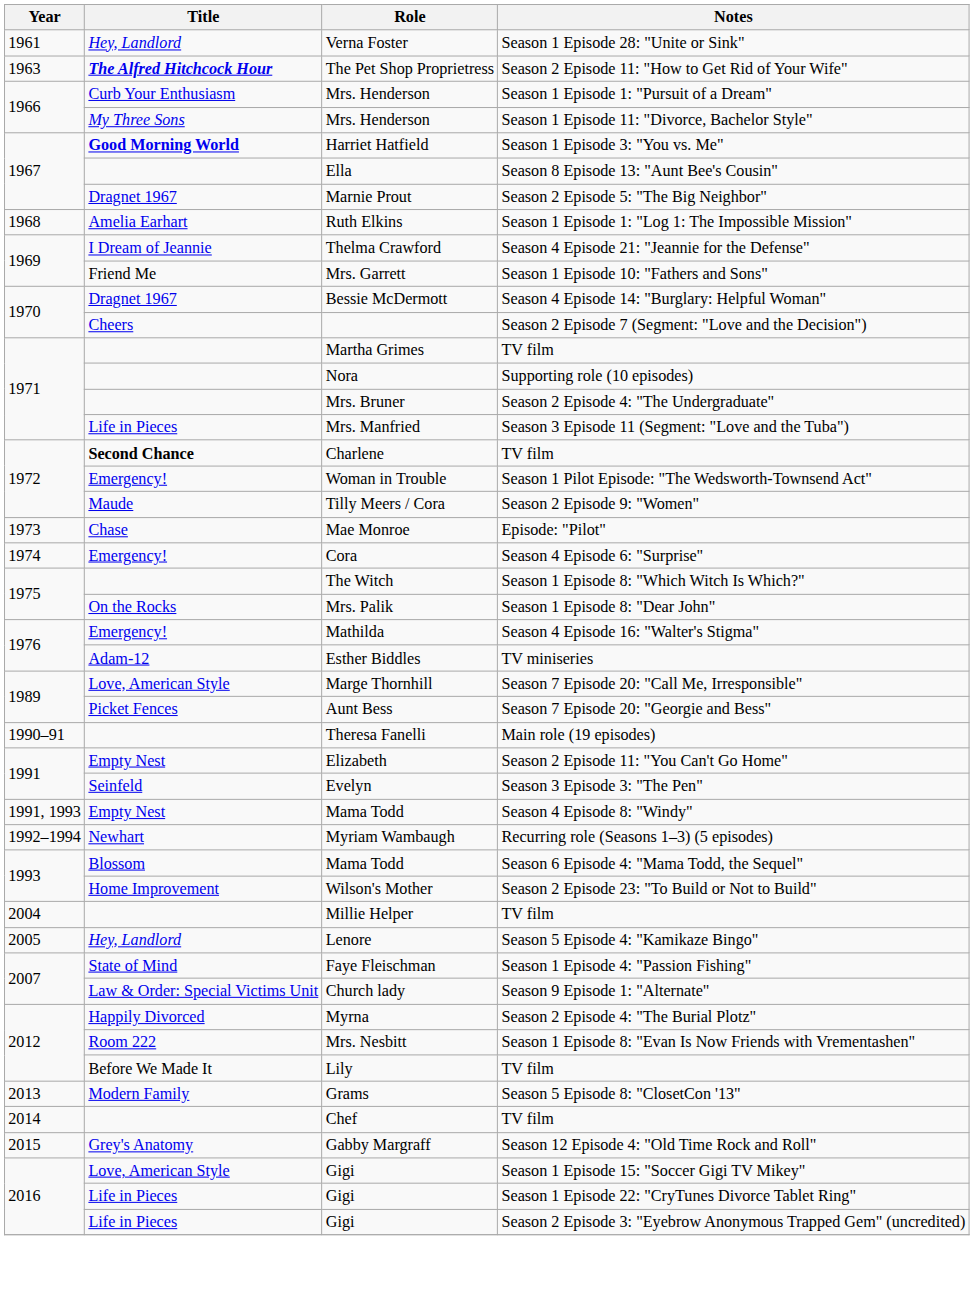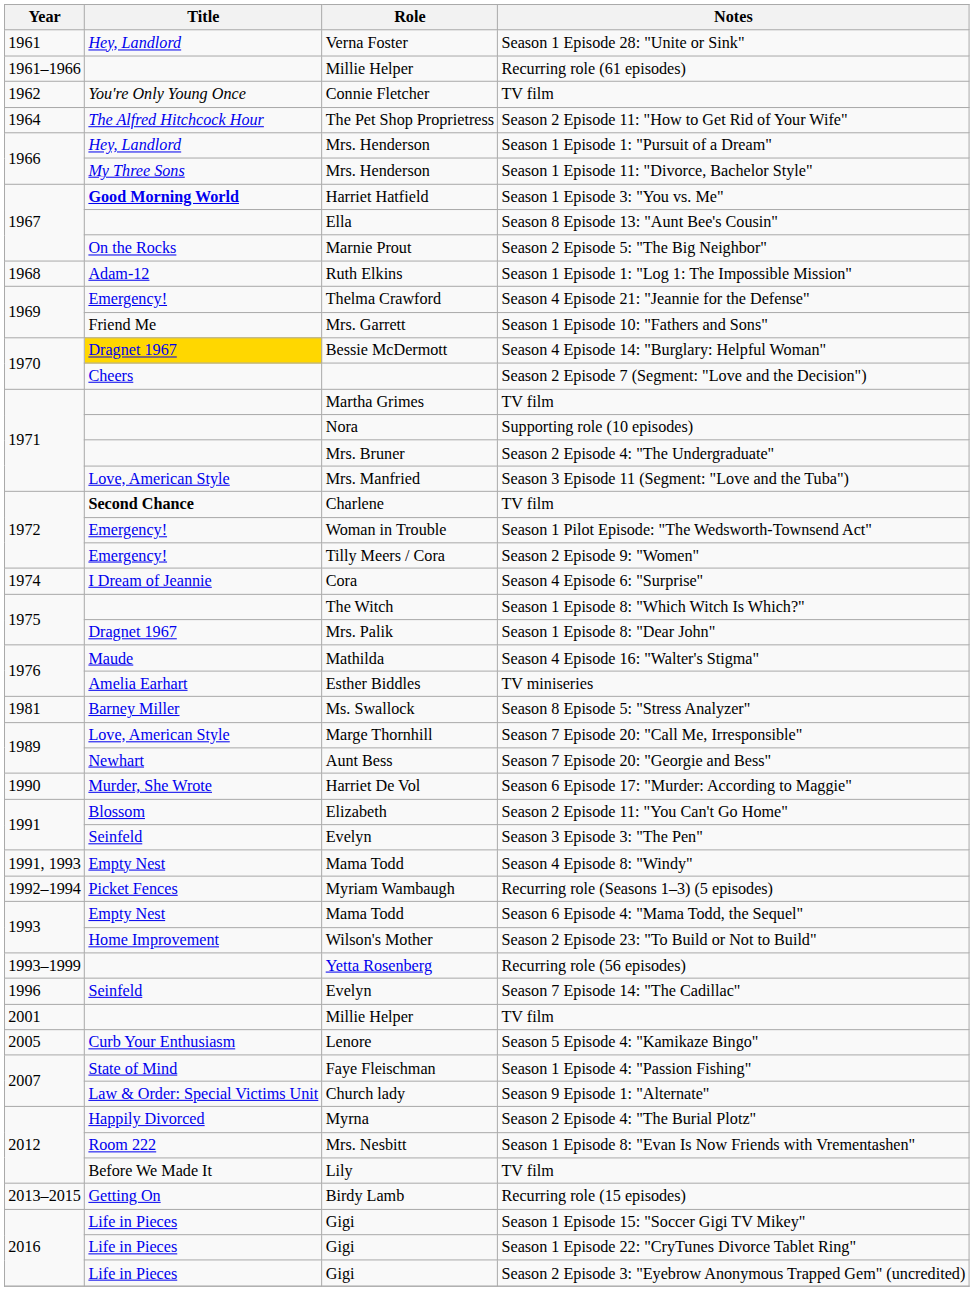+ row: (369, 68)
+ row: (378, 94)
(24, 68) 1963 -> (24, 119) 1964
(180, 68) bold -> (176, 119) normal
(162, 94) Curb Your Enthusiasm -> (135, 145) Hey, Landlord
(133, 196) Dragnet 1967 -> (132, 247) On the Rocks
(138, 222) Amelia Earhart -> (119, 273) Adam-12
(150, 247) I Dream of Jeannie -> (128, 299) Emergency!
(133, 299) no background -> (133, 350) gold background
(133, 427) Life in Pieces -> (159, 478) Love, American Style
(111, 504) Maude -> (128, 555) Emergency!
- row: (368, 529)
(128, 555) Emergency! -> (150, 581) I Dream of Jeannie
(132, 606) On the Rocks -> (133, 632) Dragnet 1967
(128, 632) Emergency! -> (111, 658) Maude
(119, 658) Adam-12 -> (138, 683) Amelia Earhart
+ row: (370, 709)
(133, 709) Picket Fences -> (116, 760) Newhart
+ row: (373, 786)
- row: (376, 734)
(127, 760) Empty Nest -> (117, 811) Blossom
(116, 837) Newhart -> (133, 888) Picket Fences
(117, 863) Blossom -> (127, 914) Empty Nest
+ row: (379, 965)
+ row: (349, 991)
(24, 914) 2004 -> (24, 1016) 2001
(135, 939) Hey, Landlord -> (162, 1042) Curb Your Enthusiasm
- row: (347, 1093)
+ row: (365, 1196)
- row: (341, 1119)
- row: (378, 1144)
(159, 1170) Love, American Style -> (133, 1221) Life in Pieces
